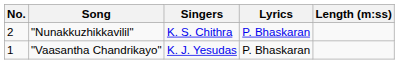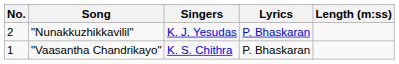(200, 32) K. S. Chithra -> (202, 32) K. J. Yesudas
(202, 50) K. J. Yesudas -> (200, 50) K. S. Chithra
